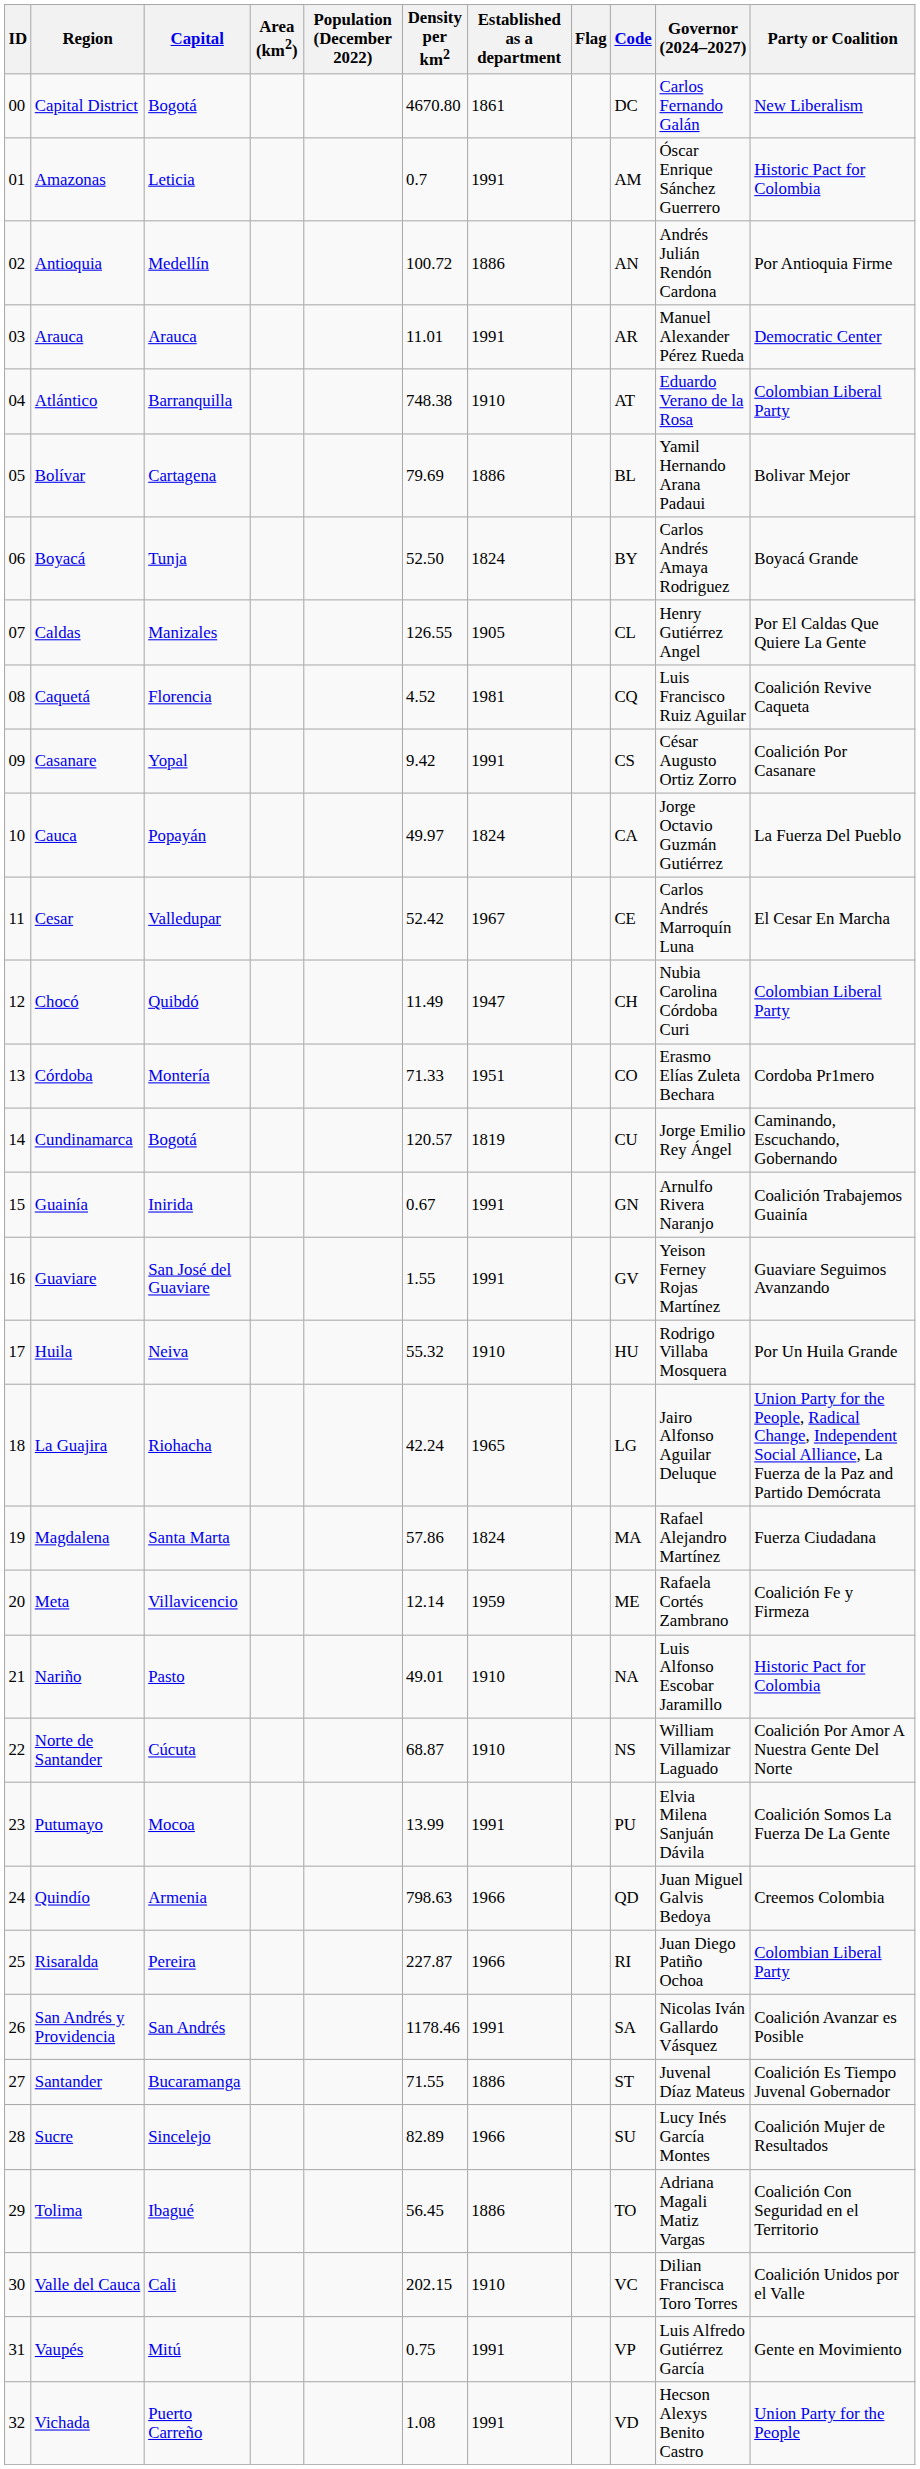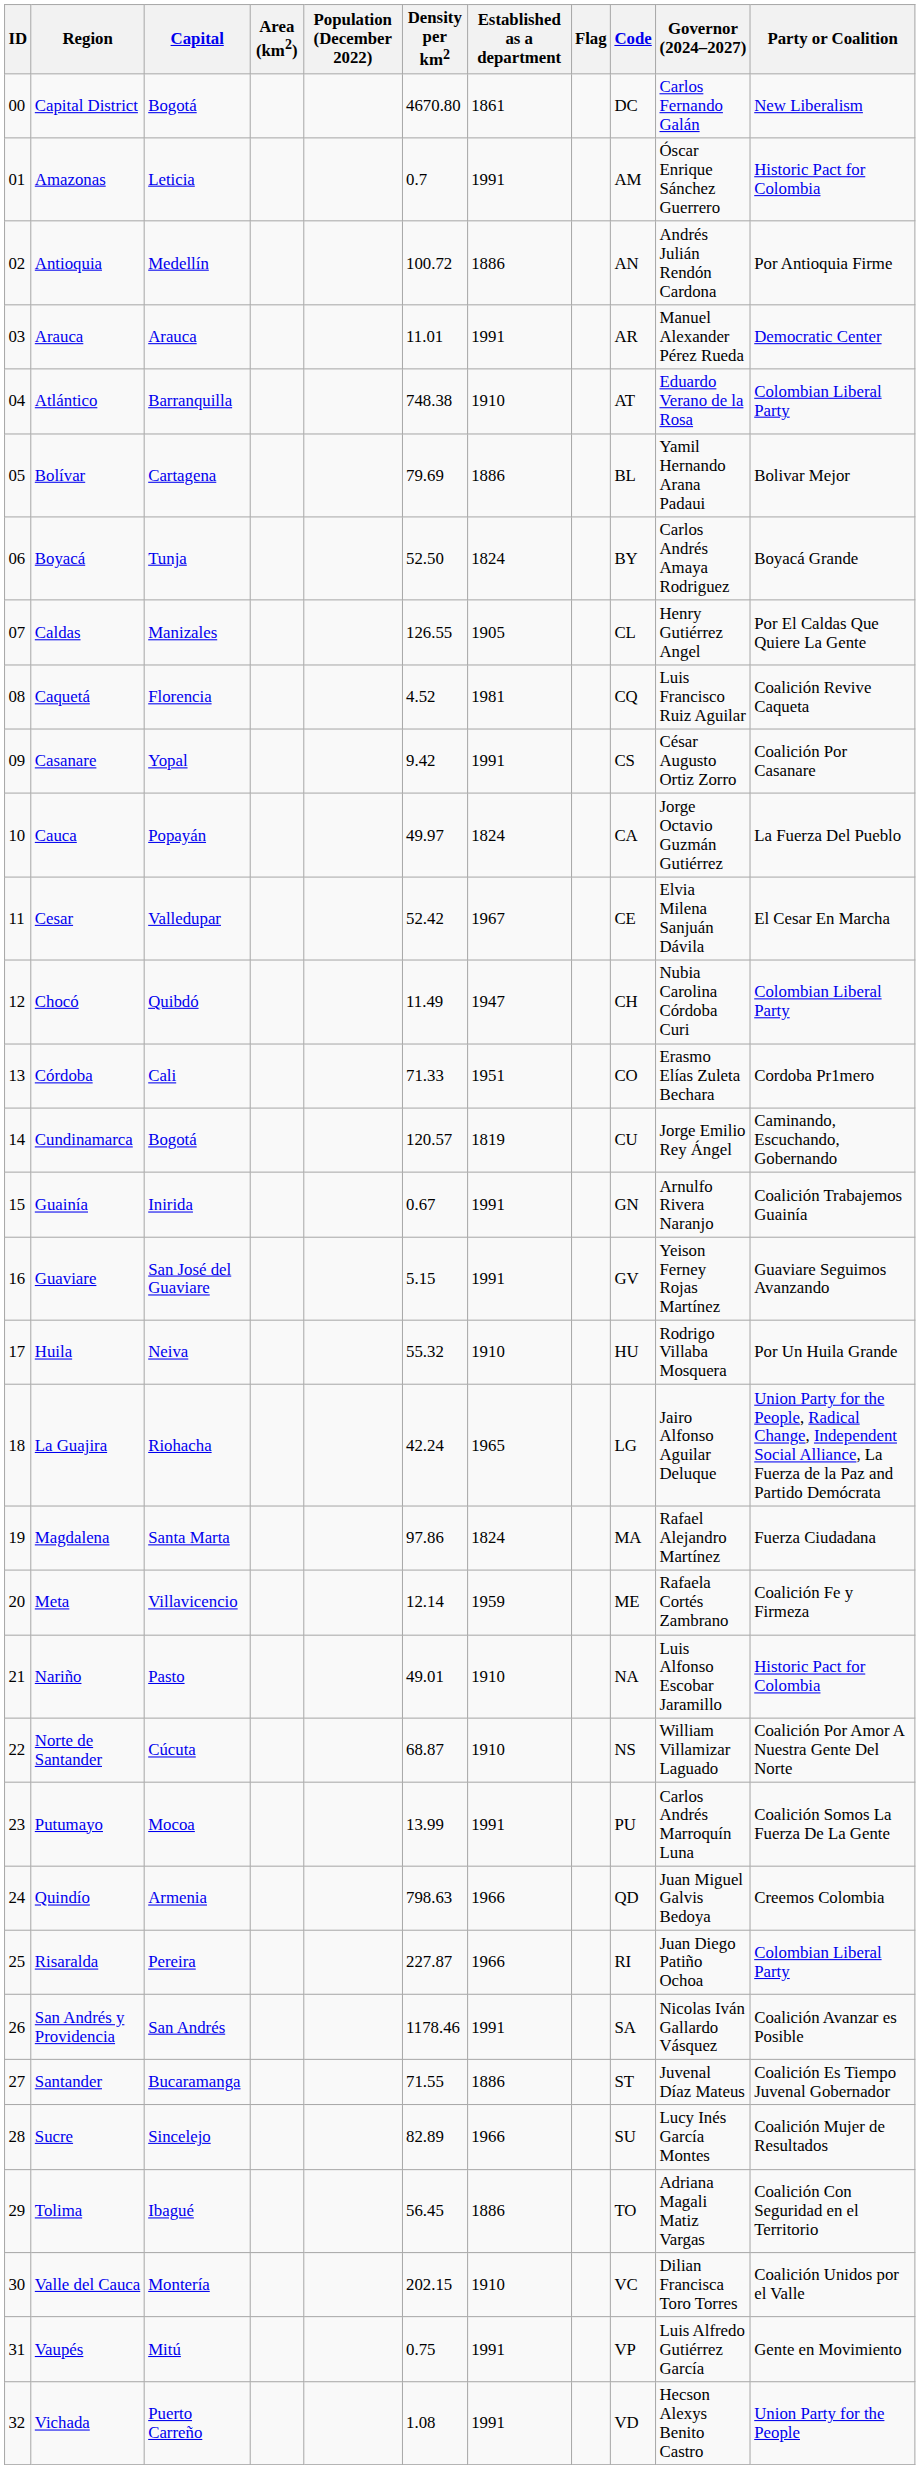(695, 918) Carlos Andrés Marroquín Luna -> (687, 918) Elvia Milena Sanjuán Dávila
(179, 1075) Montería -> (162, 1075) Cali
(421, 1278) 1.55 -> (421, 1278) 5.15
(425, 1538) 57.86 -> (425, 1538) 97.86
(687, 1824) Elvia Milena Sanjuán Dávila -> (695, 1824) Carlos Andrés Marroquín Luna
(162, 2284) Cali -> (179, 2284) Montería
